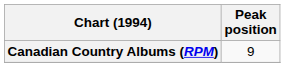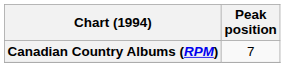(251, 51) 9 -> (251, 51) 7
